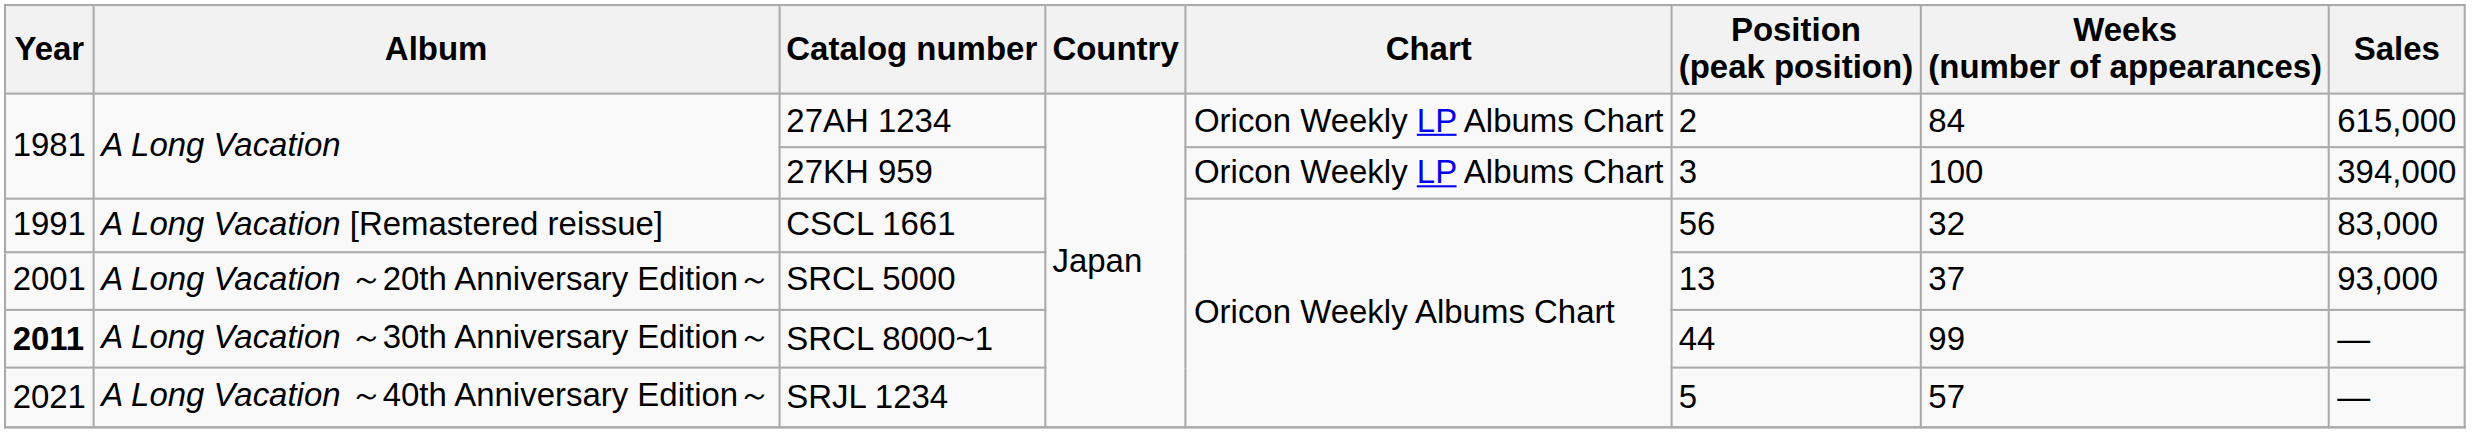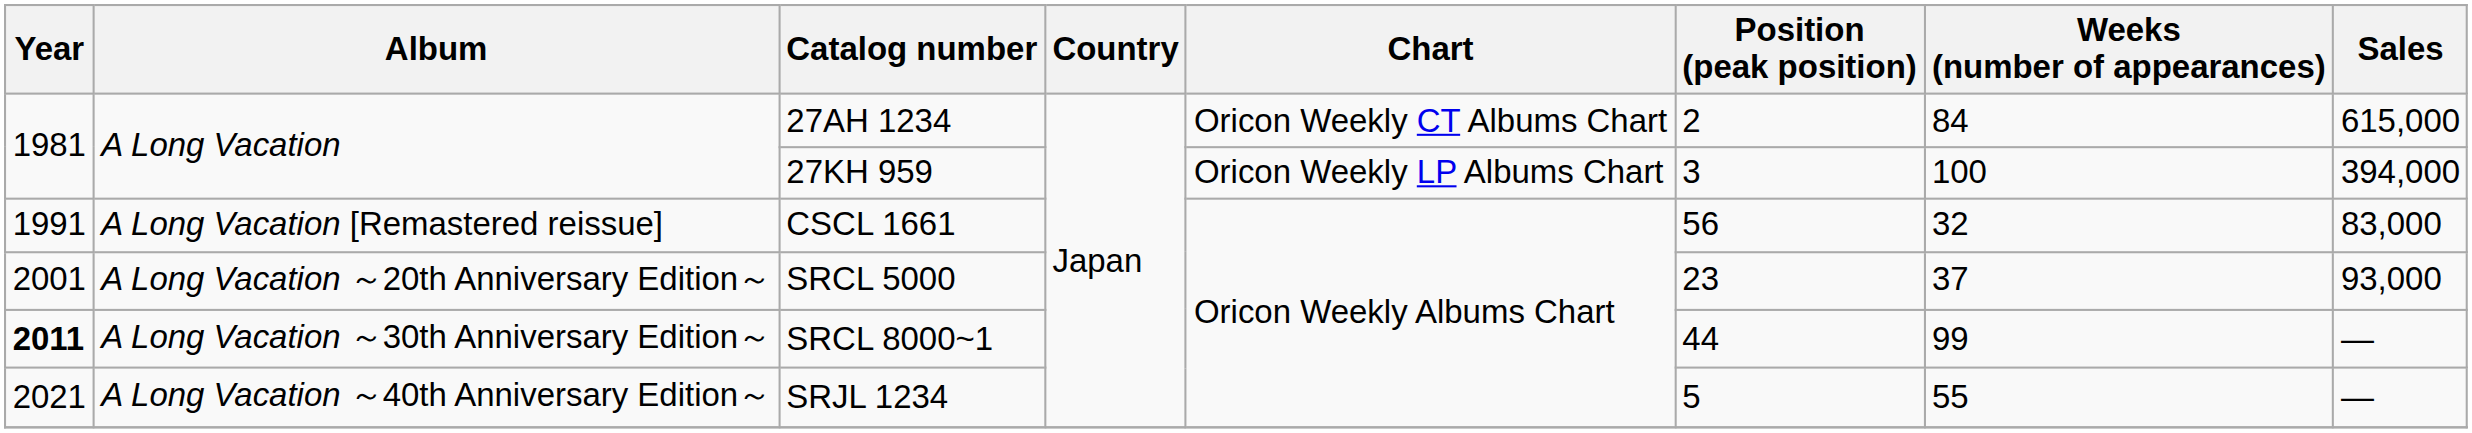(1429, 119) Oricon Weekly LP Albums Chart -> (1431, 119) Oricon Weekly CT Albums Chart
(1697, 279) 13 -> (1701, 279) 23
(1947, 396) 57 -> (1950, 396) 55
